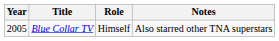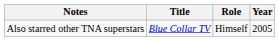columns swapped: (17, 12) <-> (204, 12)
